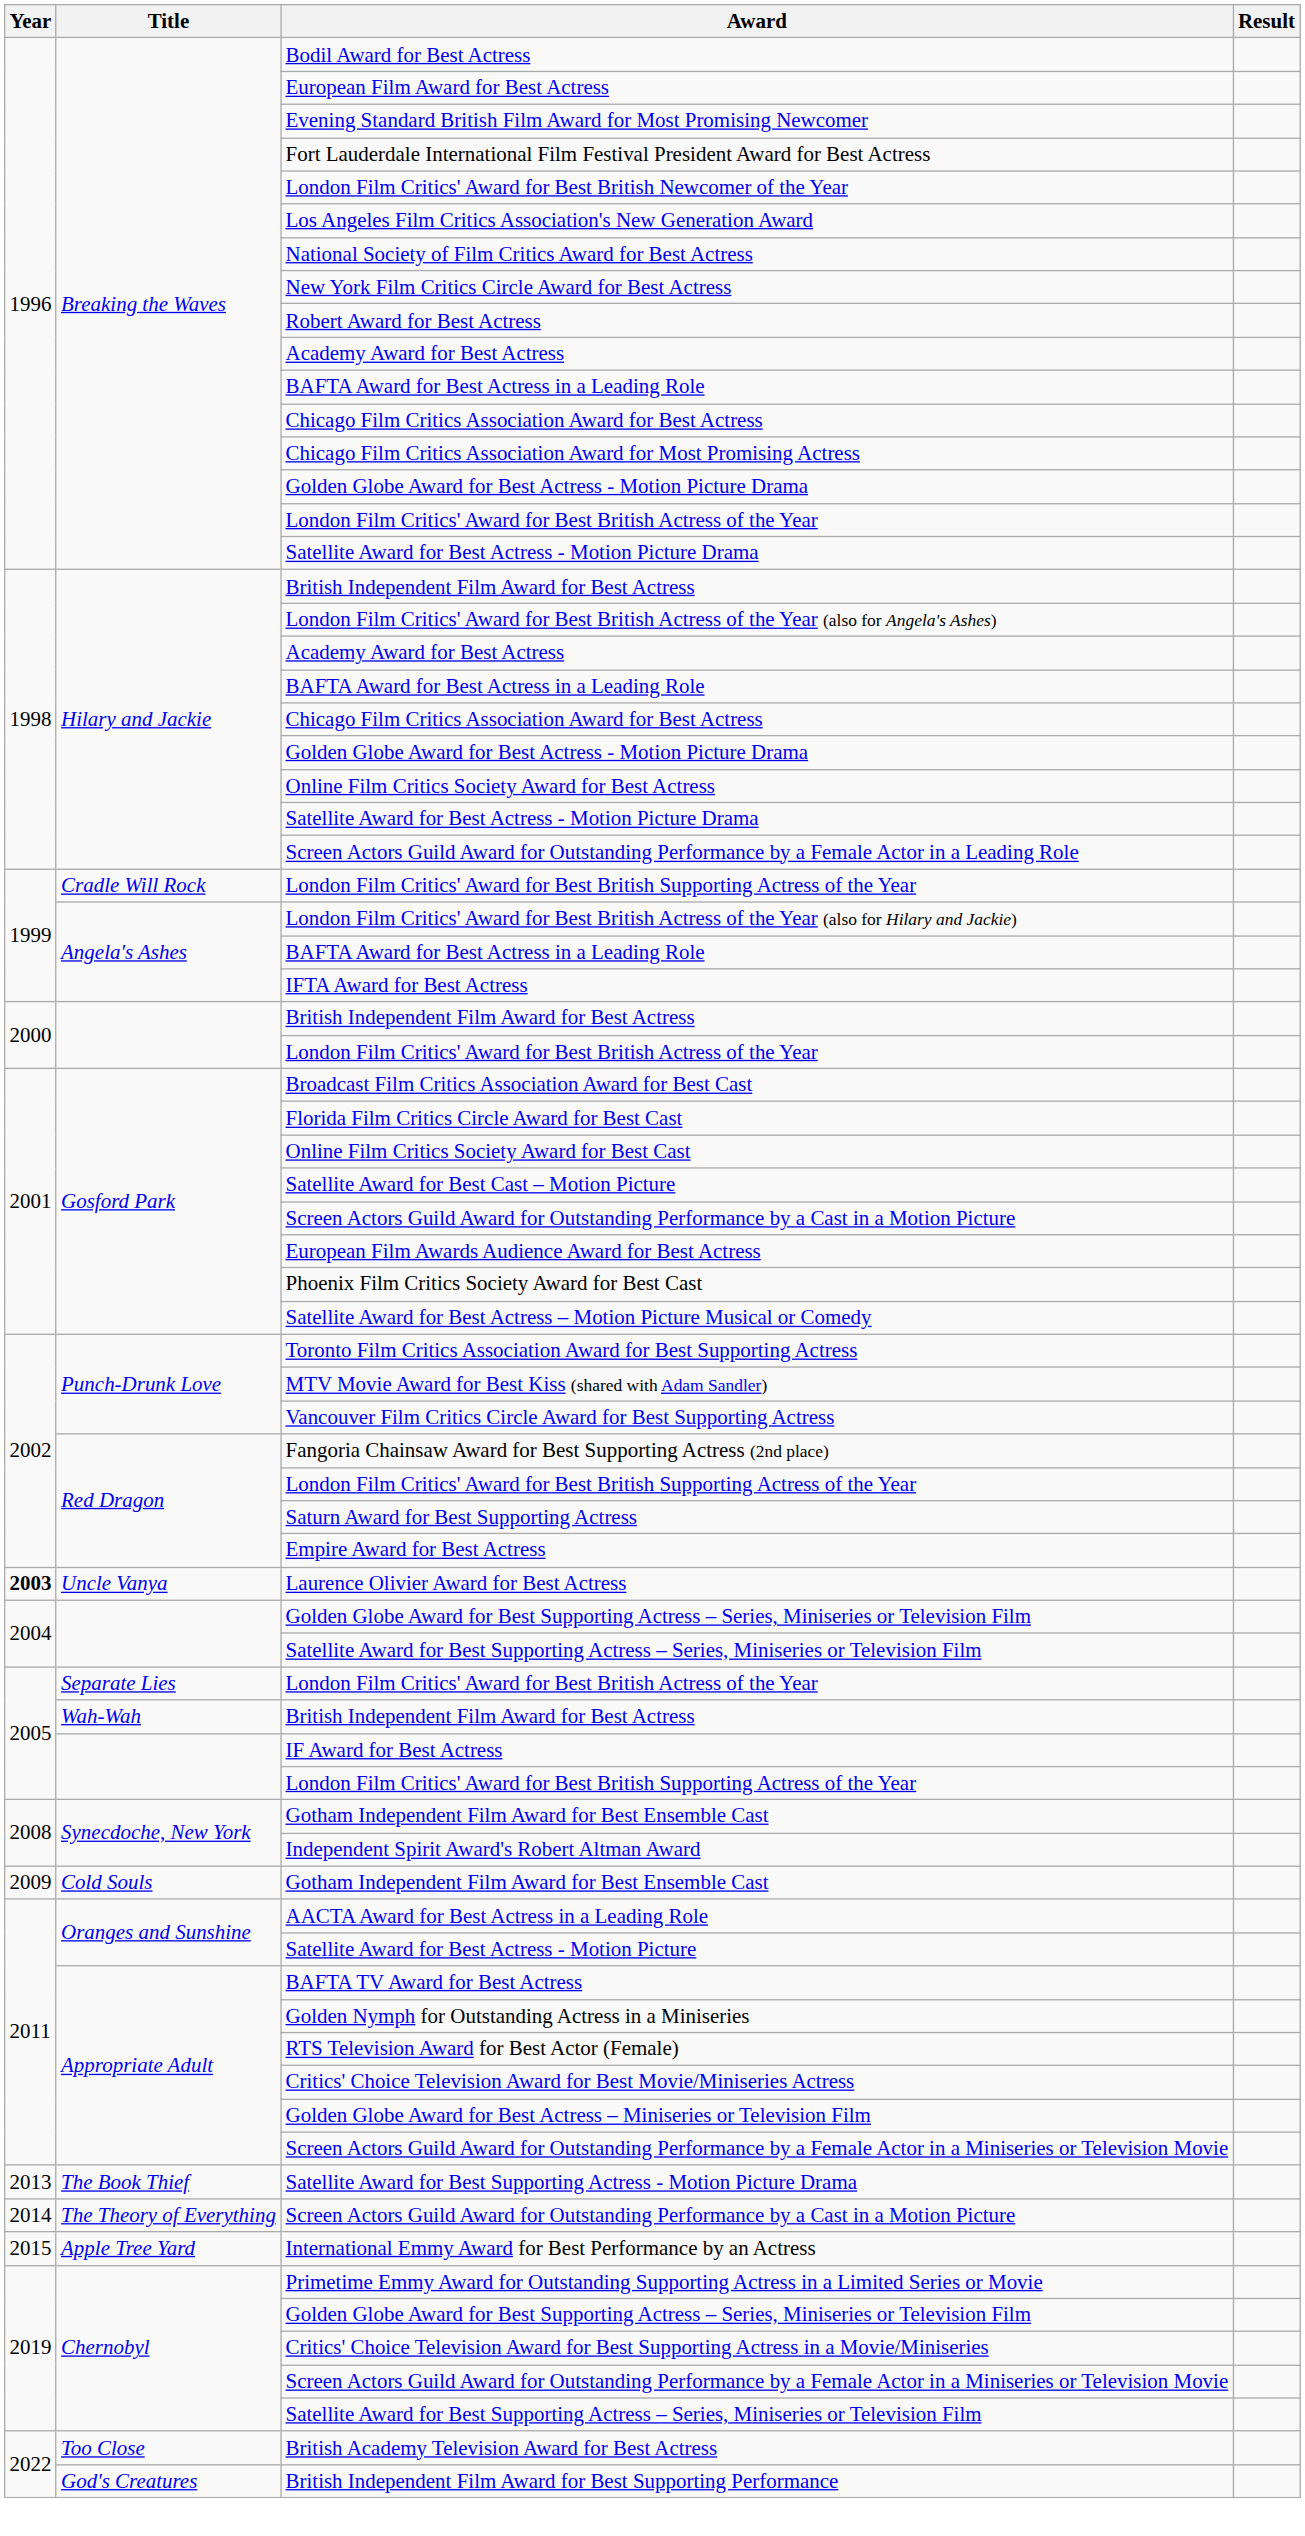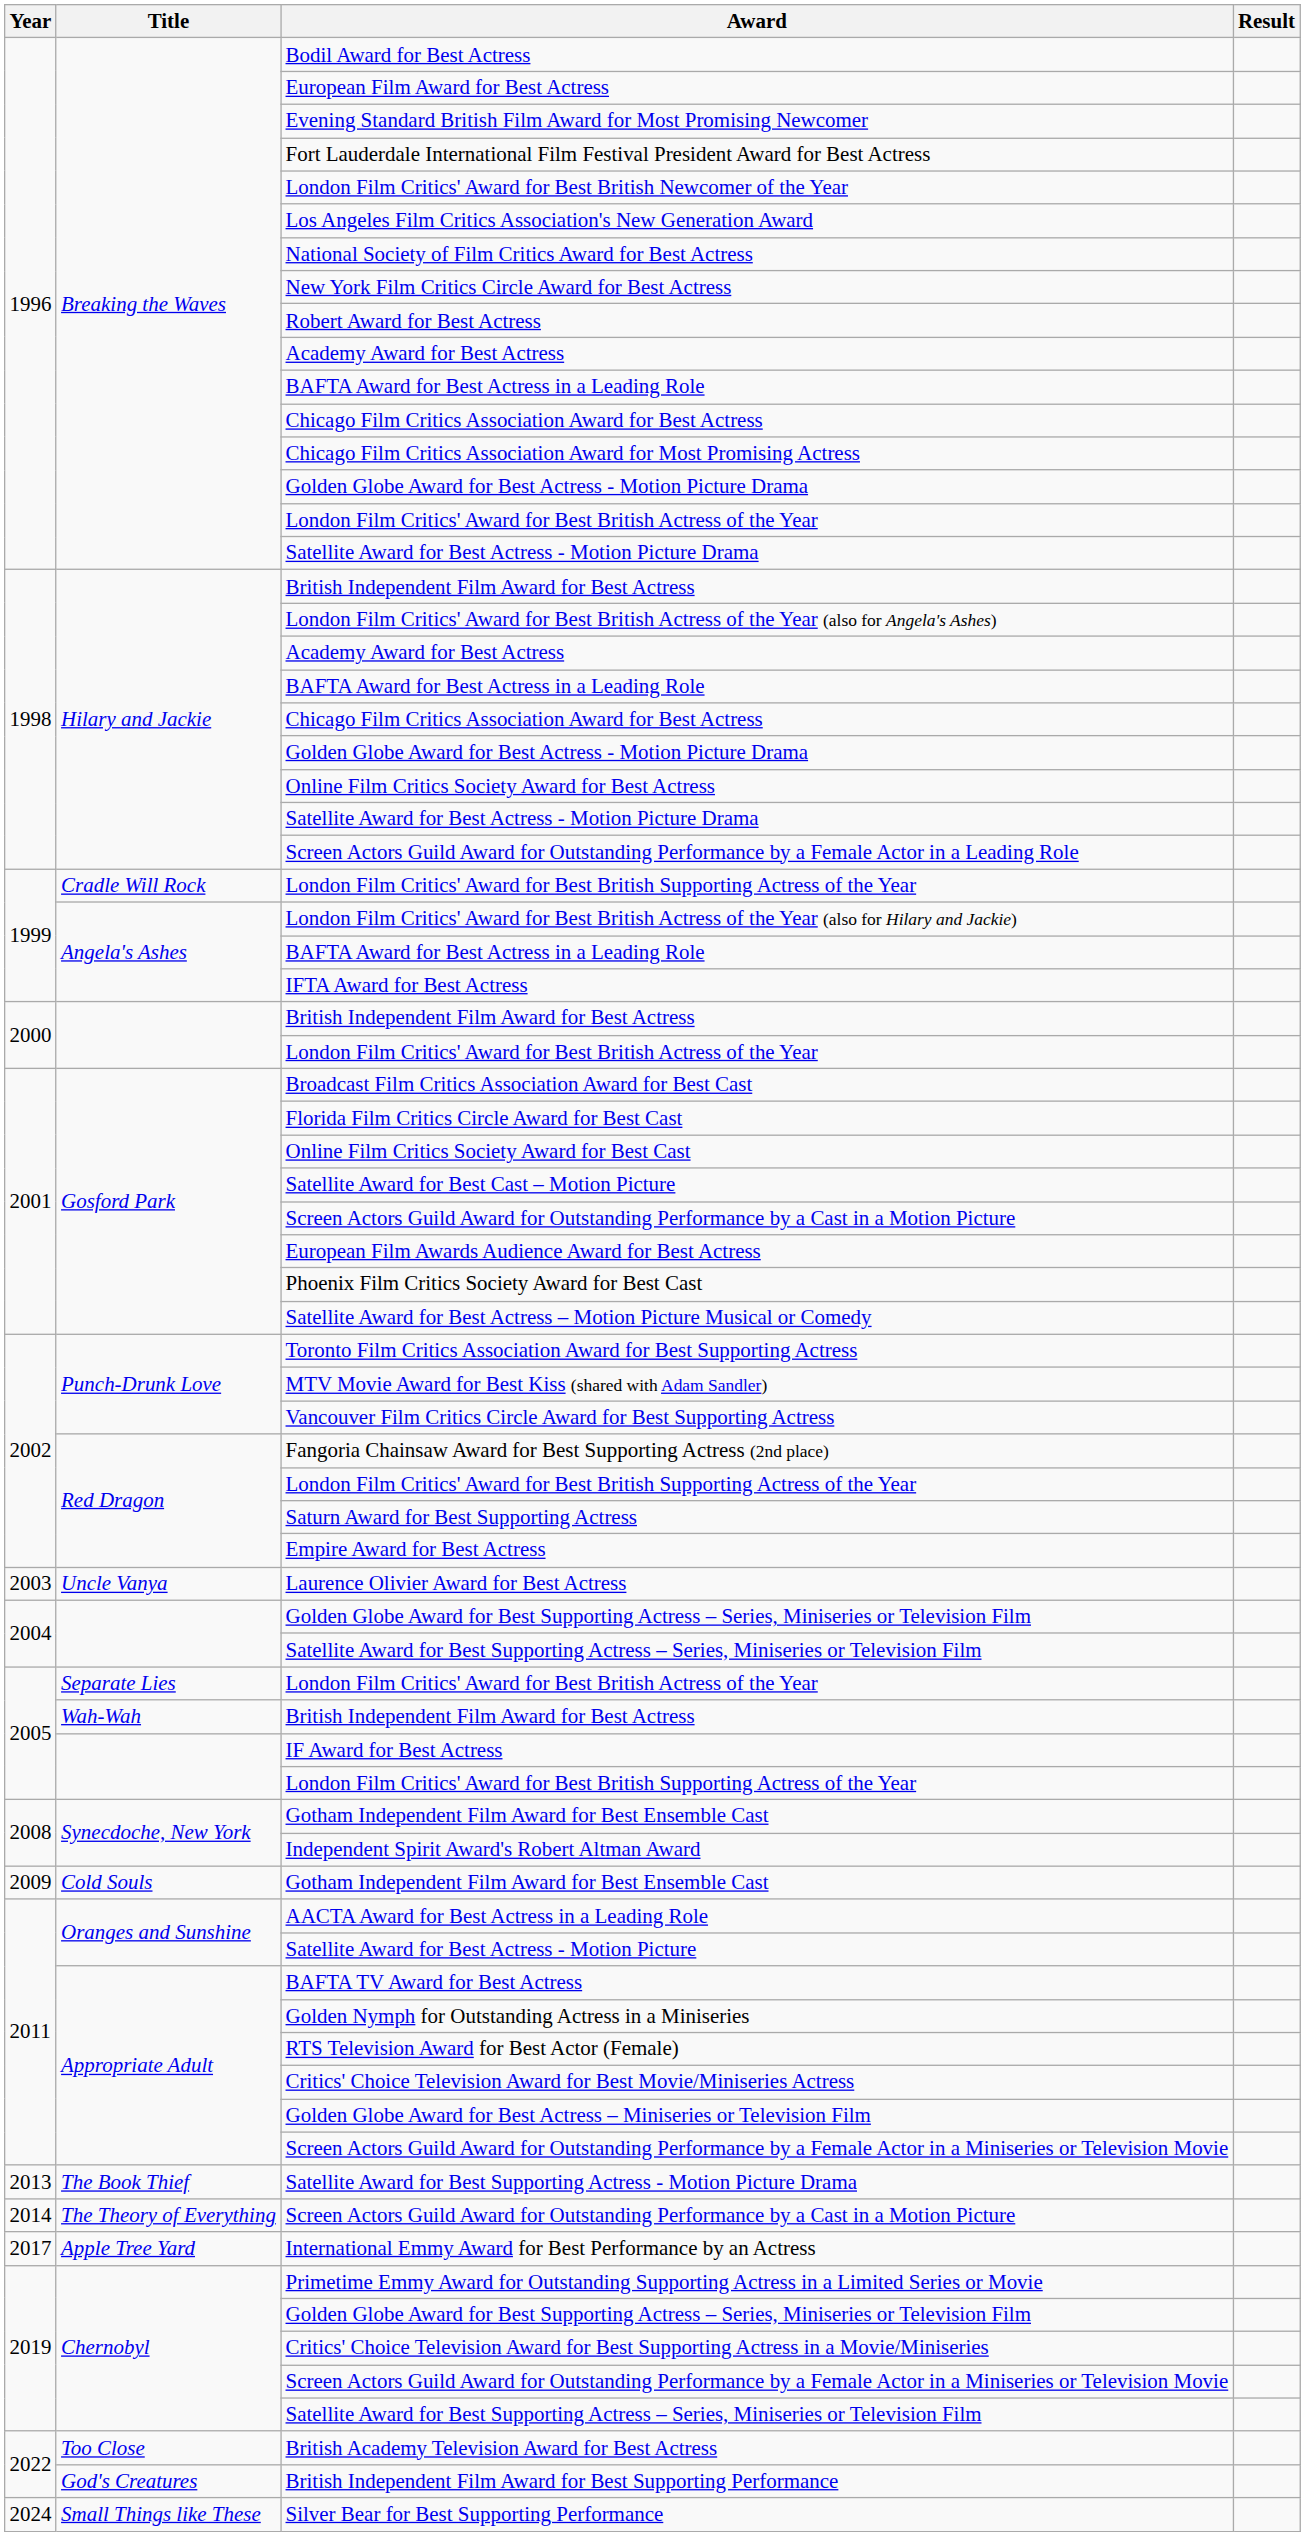(30, 1583) bold -> (30, 1583) normal
(30, 2248) 2015 -> (30, 2248) 2017
+ row: (161, 2514)
